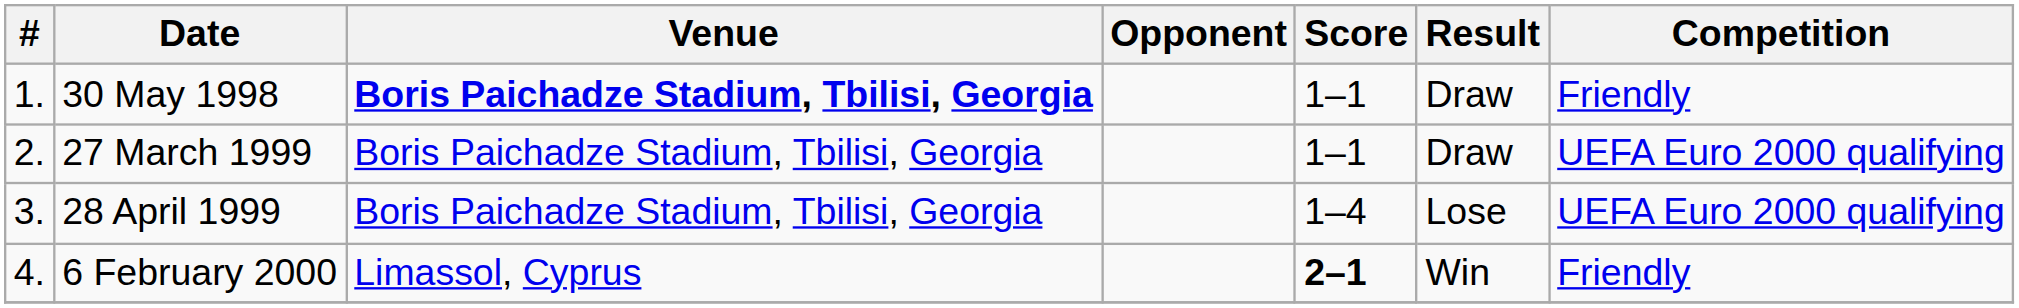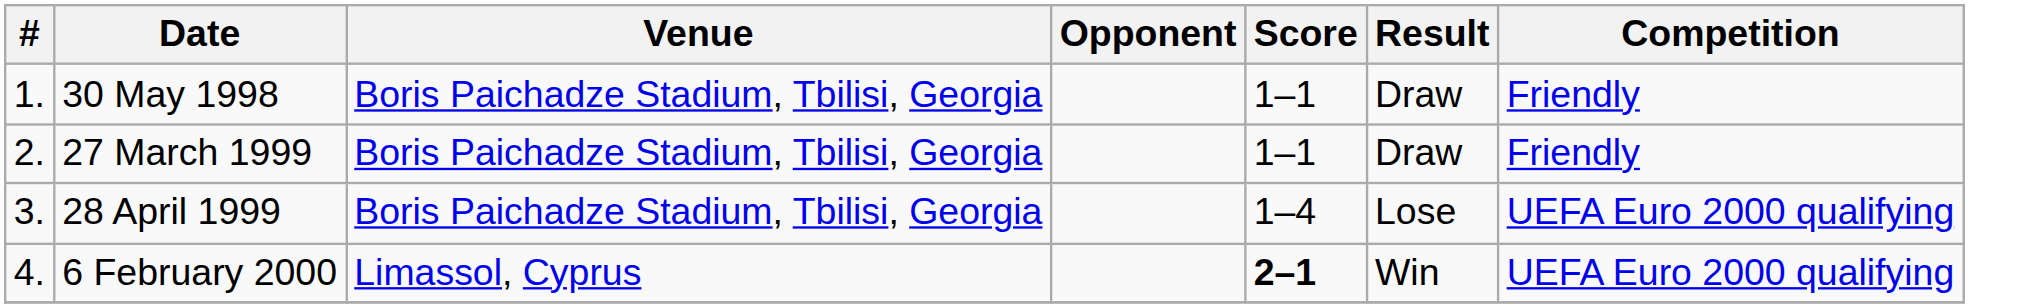(724, 93) bold -> (698, 93) normal
(1781, 152) UEFA Euro 2000 qualifying -> (1573, 152) Friendly
(1624, 271) Friendly -> (1730, 271) UEFA Euro 2000 qualifying
